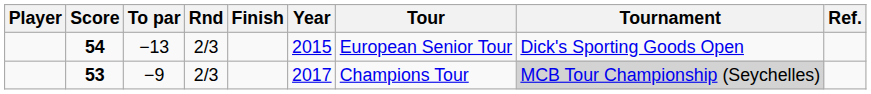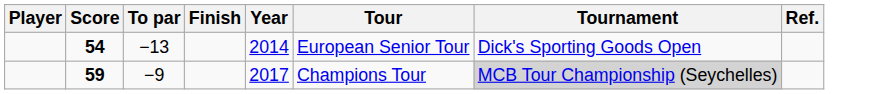- column: (206, 18)
(312, 46) 2015 -> (269, 46) 2014
(95, 74) 53 -> (95, 74) 59
